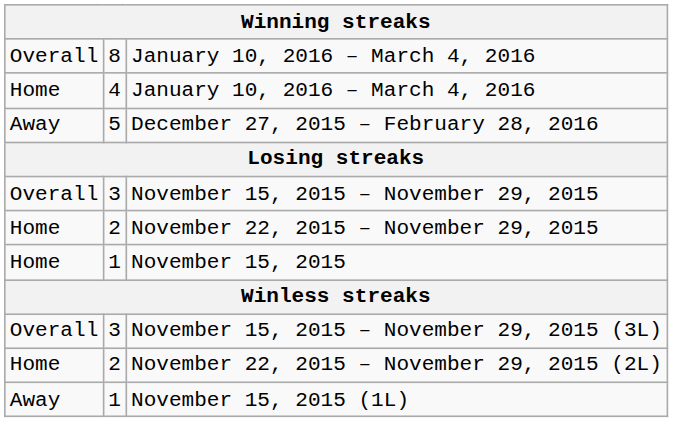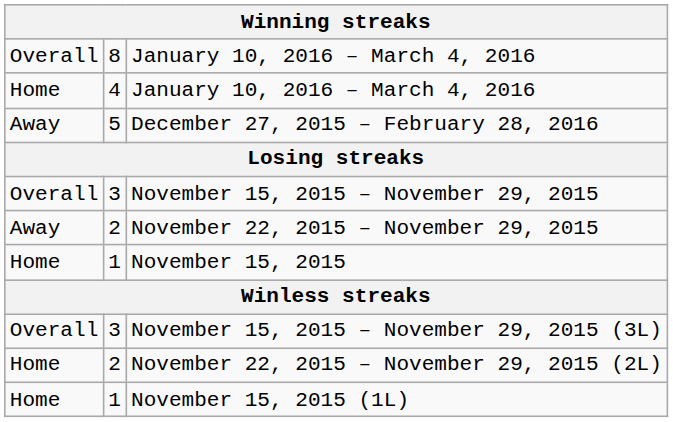(35, 228) Home -> (35, 228) Away
(35, 400) Away -> (35, 400) Home
